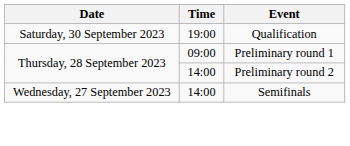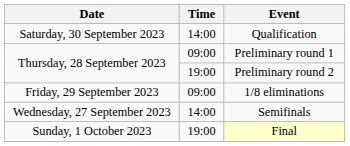(202, 33) 19:00 -> (202, 33) 14:00
(202, 72) 14:00 -> (202, 72) 19:00
+ row: (284, 92)
+ row: (284, 131)
